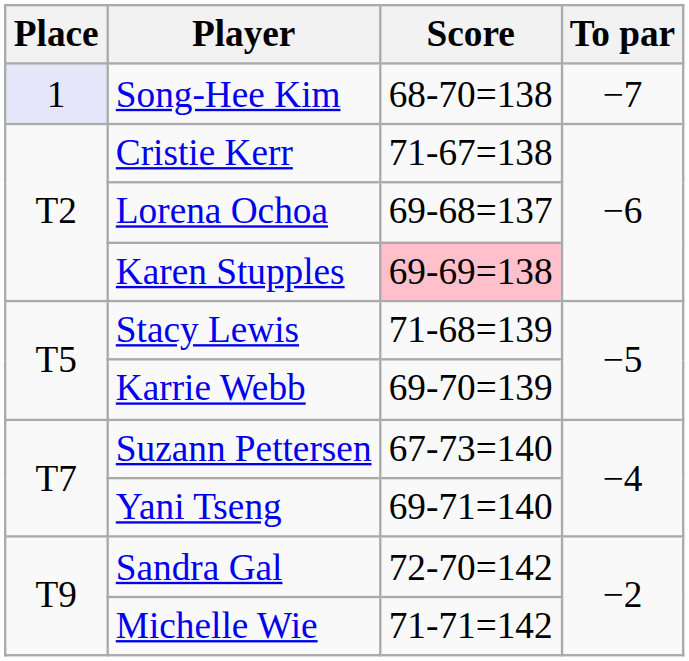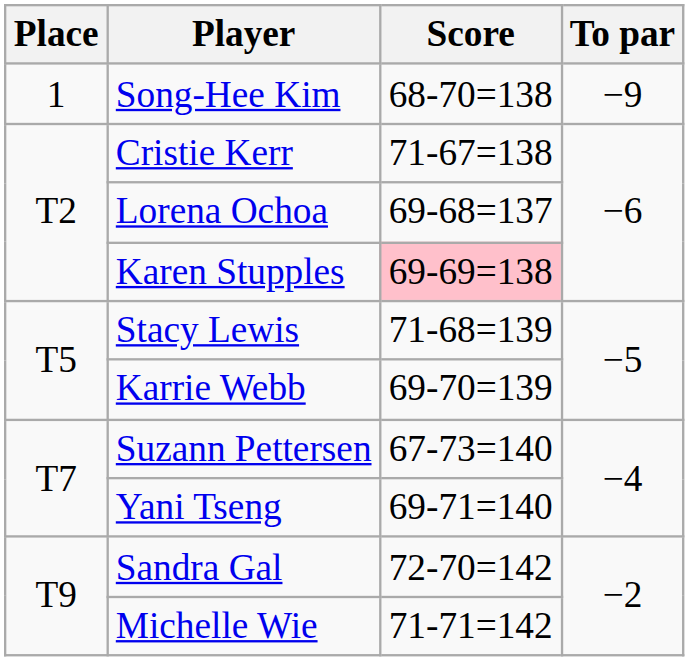(56, 93) lavender background -> (56, 93) no background
(622, 93) −7 -> (622, 93) −9
